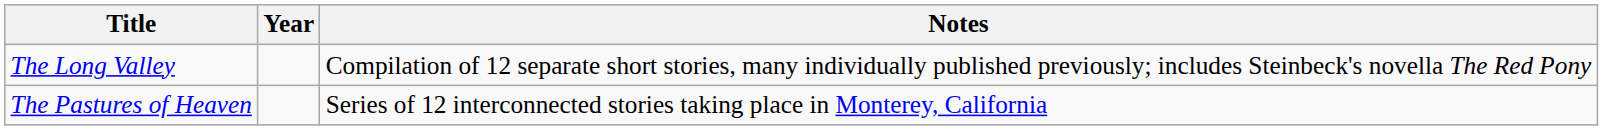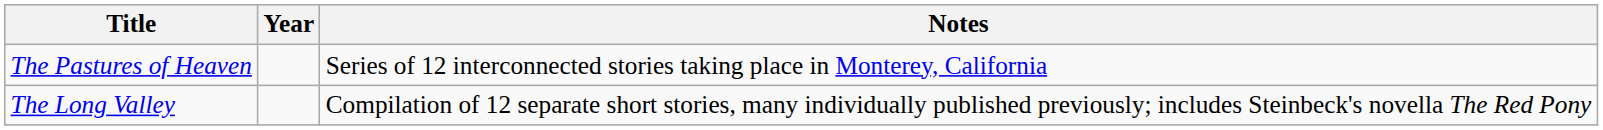rows swapped: (131, 104) <-> (93, 64)
